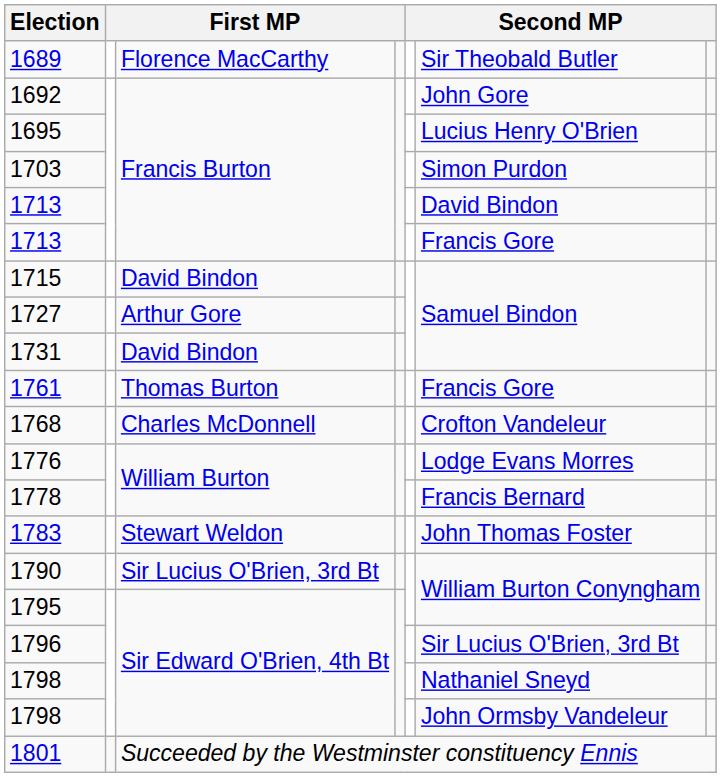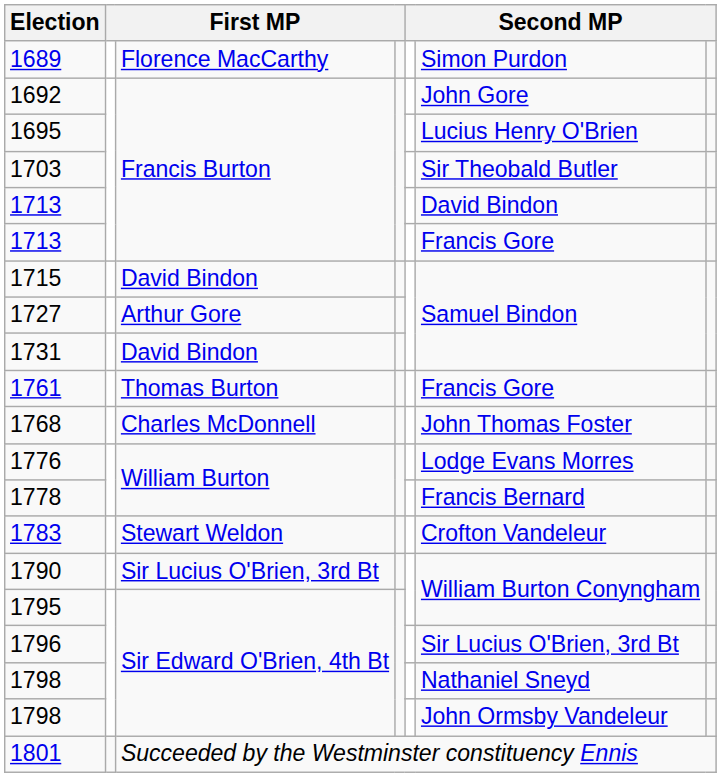(519, 59) Sir Theobald Butler -> (494, 59) Simon Purdon
(494, 168) Simon Purdon -> (519, 168) Sir Theobald Butler
(514, 424) Crofton Vandeleur -> (526, 424) John Thomas Foster
(526, 534) John Thomas Foster -> (514, 534) Crofton Vandeleur
